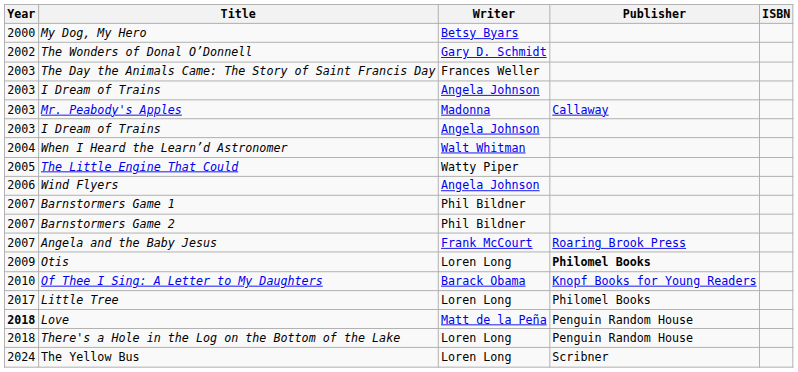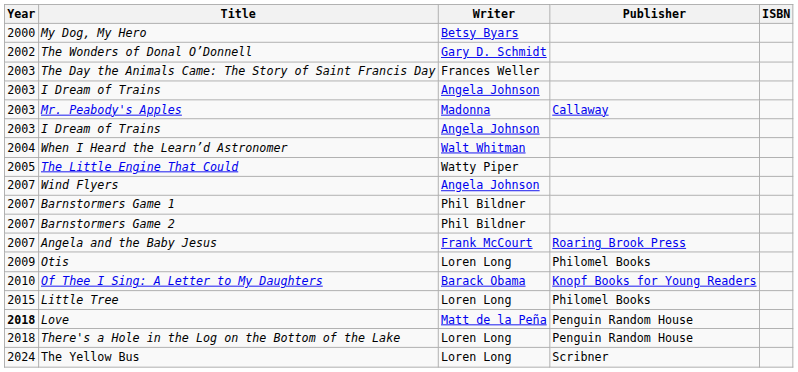(21, 186) 2006 -> (21, 186) 2007
(602, 262) bold -> (602, 262) normal
(21, 300) 2017 -> (21, 300) 2015
